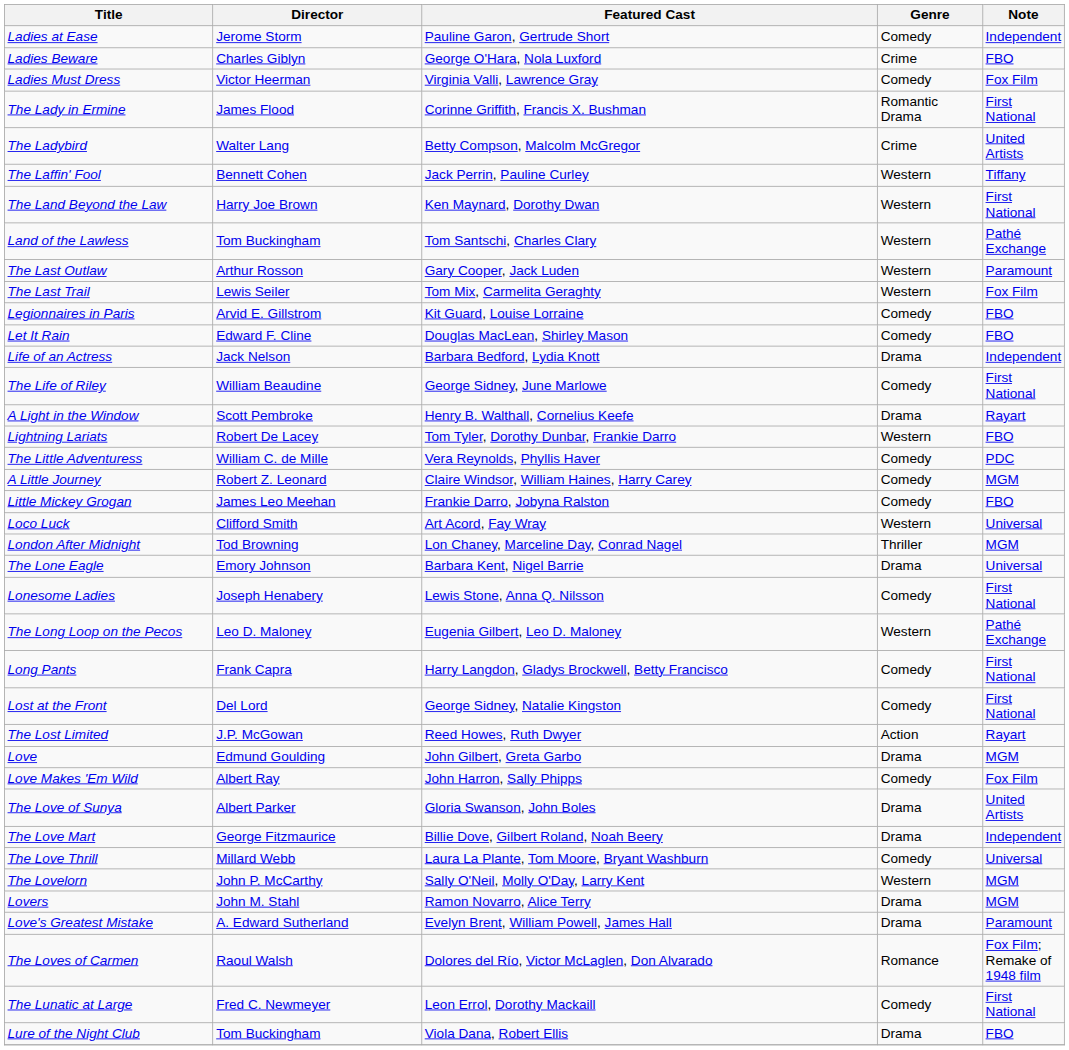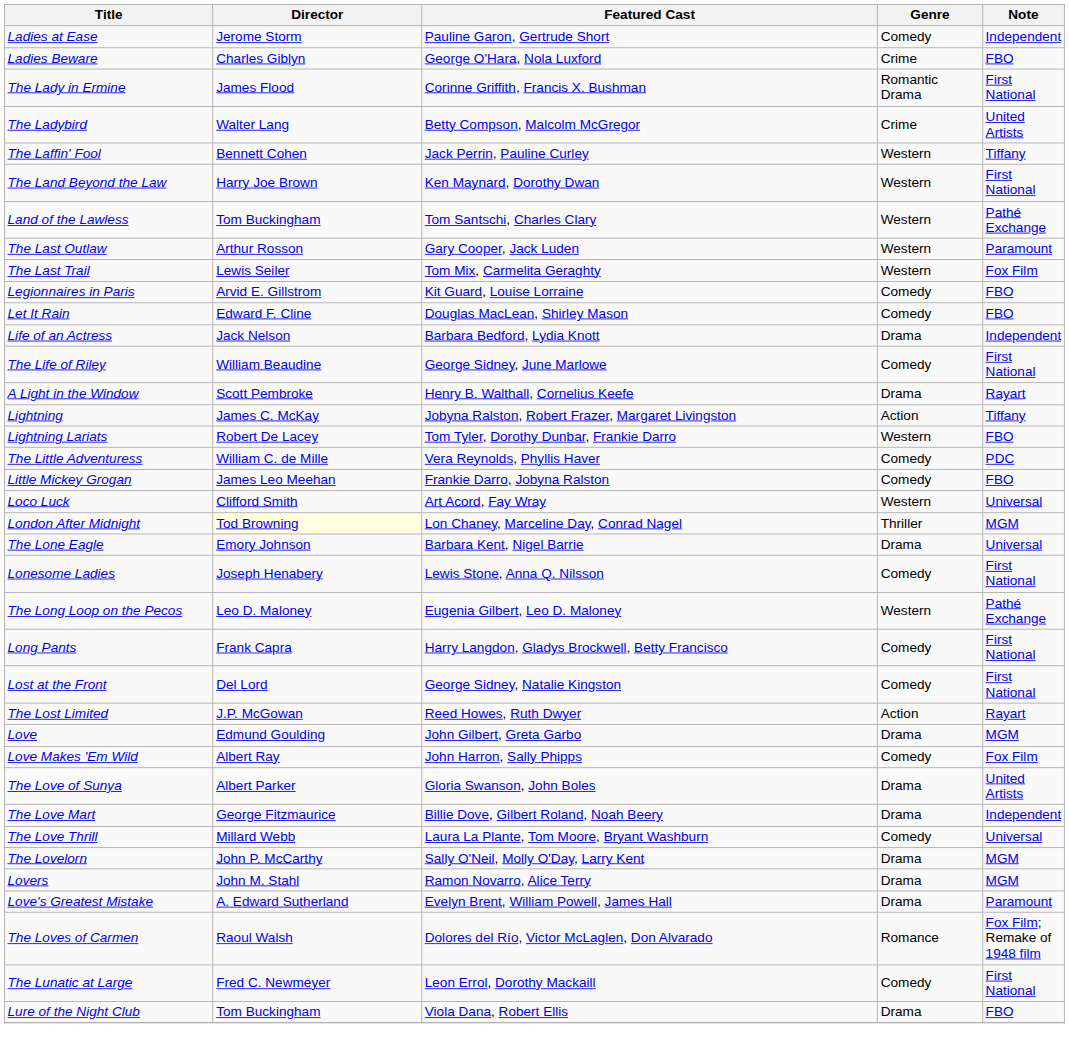- row: (64, 79)
+ row: (35, 415)
- row: (54, 480)
(257, 544) no background -> (257, 523) lightyellow background
(906, 880) Western -> (901, 858) Drama
